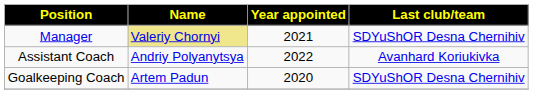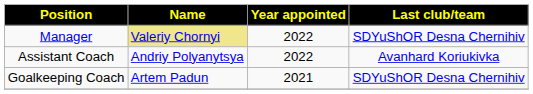(298, 36) 2021 -> (298, 36) 2022
(298, 78) 2020 -> (298, 78) 2021
